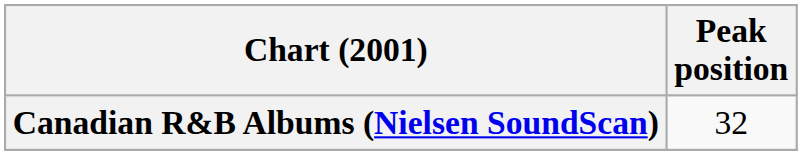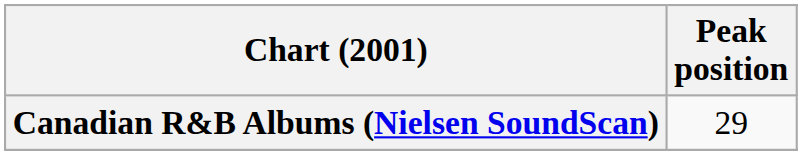(731, 122) 32 -> (731, 122) 29
